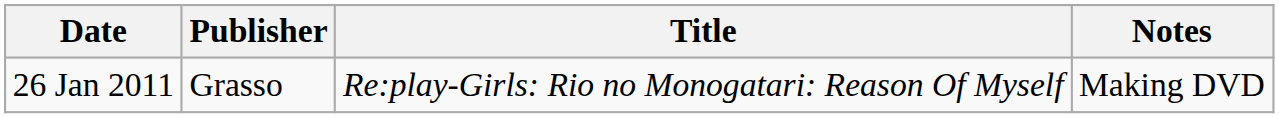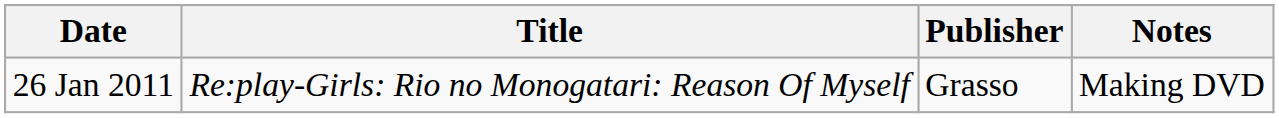columns swapped: (703, 31) <-> (259, 31)
